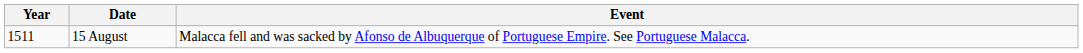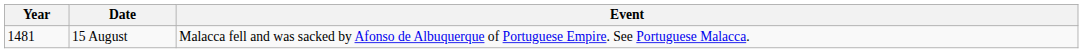(21, 36) 1511 -> (21, 36) 1481
